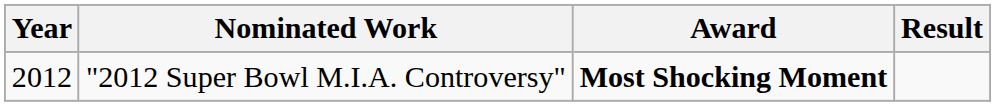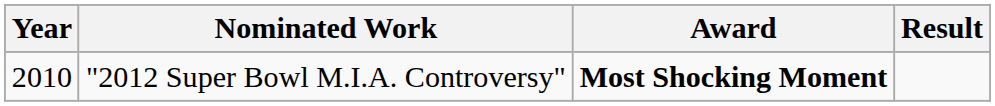(42, 76) 2012 -> (42, 76) 2010
